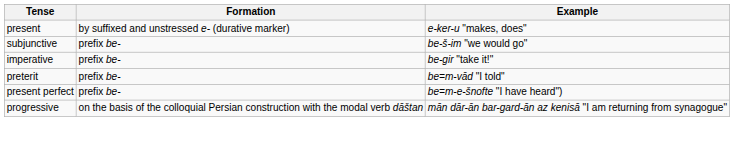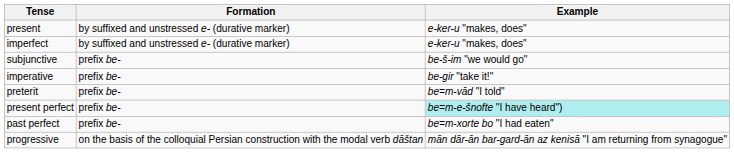+ row: (27, 44)
(495, 92) no background -> (495, 108) paleturquoise background
+ row: (33, 124)
